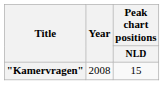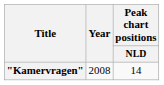(136, 71) 15 -> (136, 71) 14
